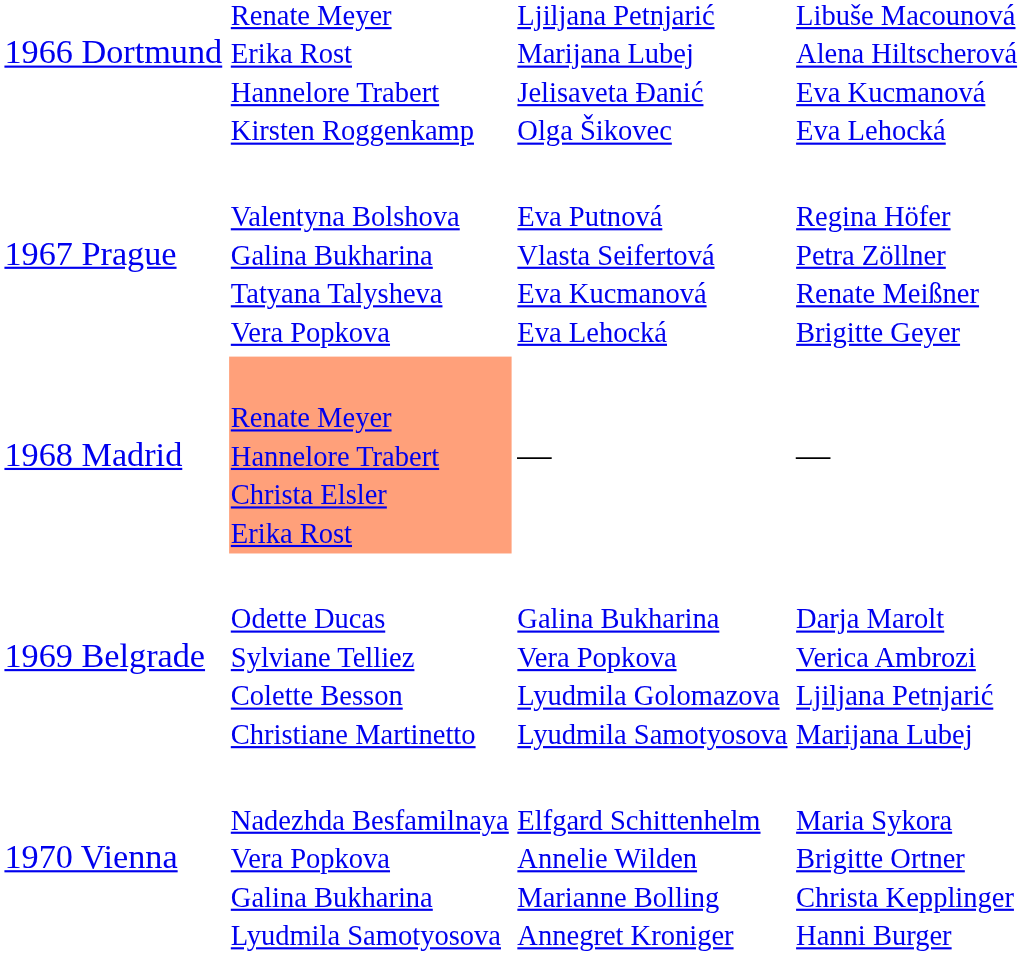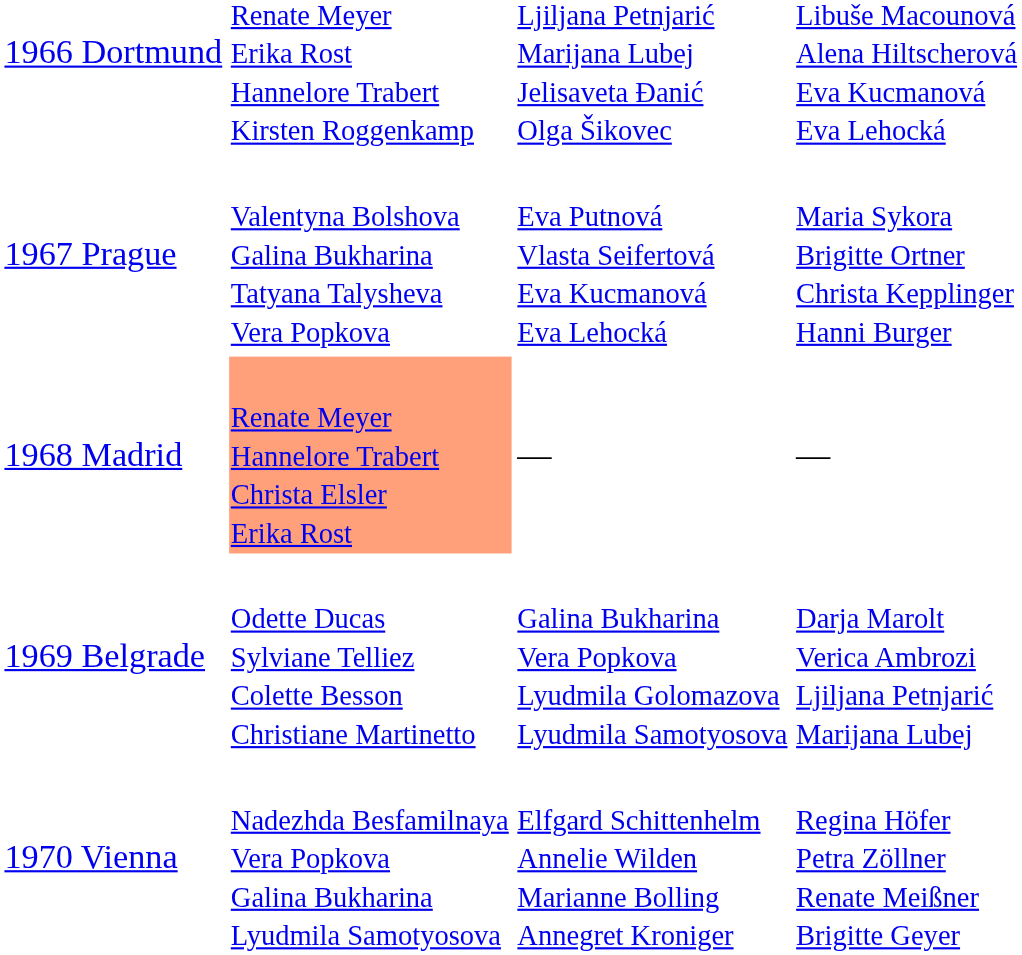(888, 274) Regina Höfer Petra Zöllner Renate Meißner Brigitte Geyer -> (905, 274) Maria Sykora Brigitte Ortner Christa Kepplinger Hanni Burger
(905, 878) Maria Sykora Brigitte Ortner Christa Kepplinger Hanni Burger -> (888, 878) Regina Höfer Petra Zöllner Renate Meißner Brigitte Geyer
